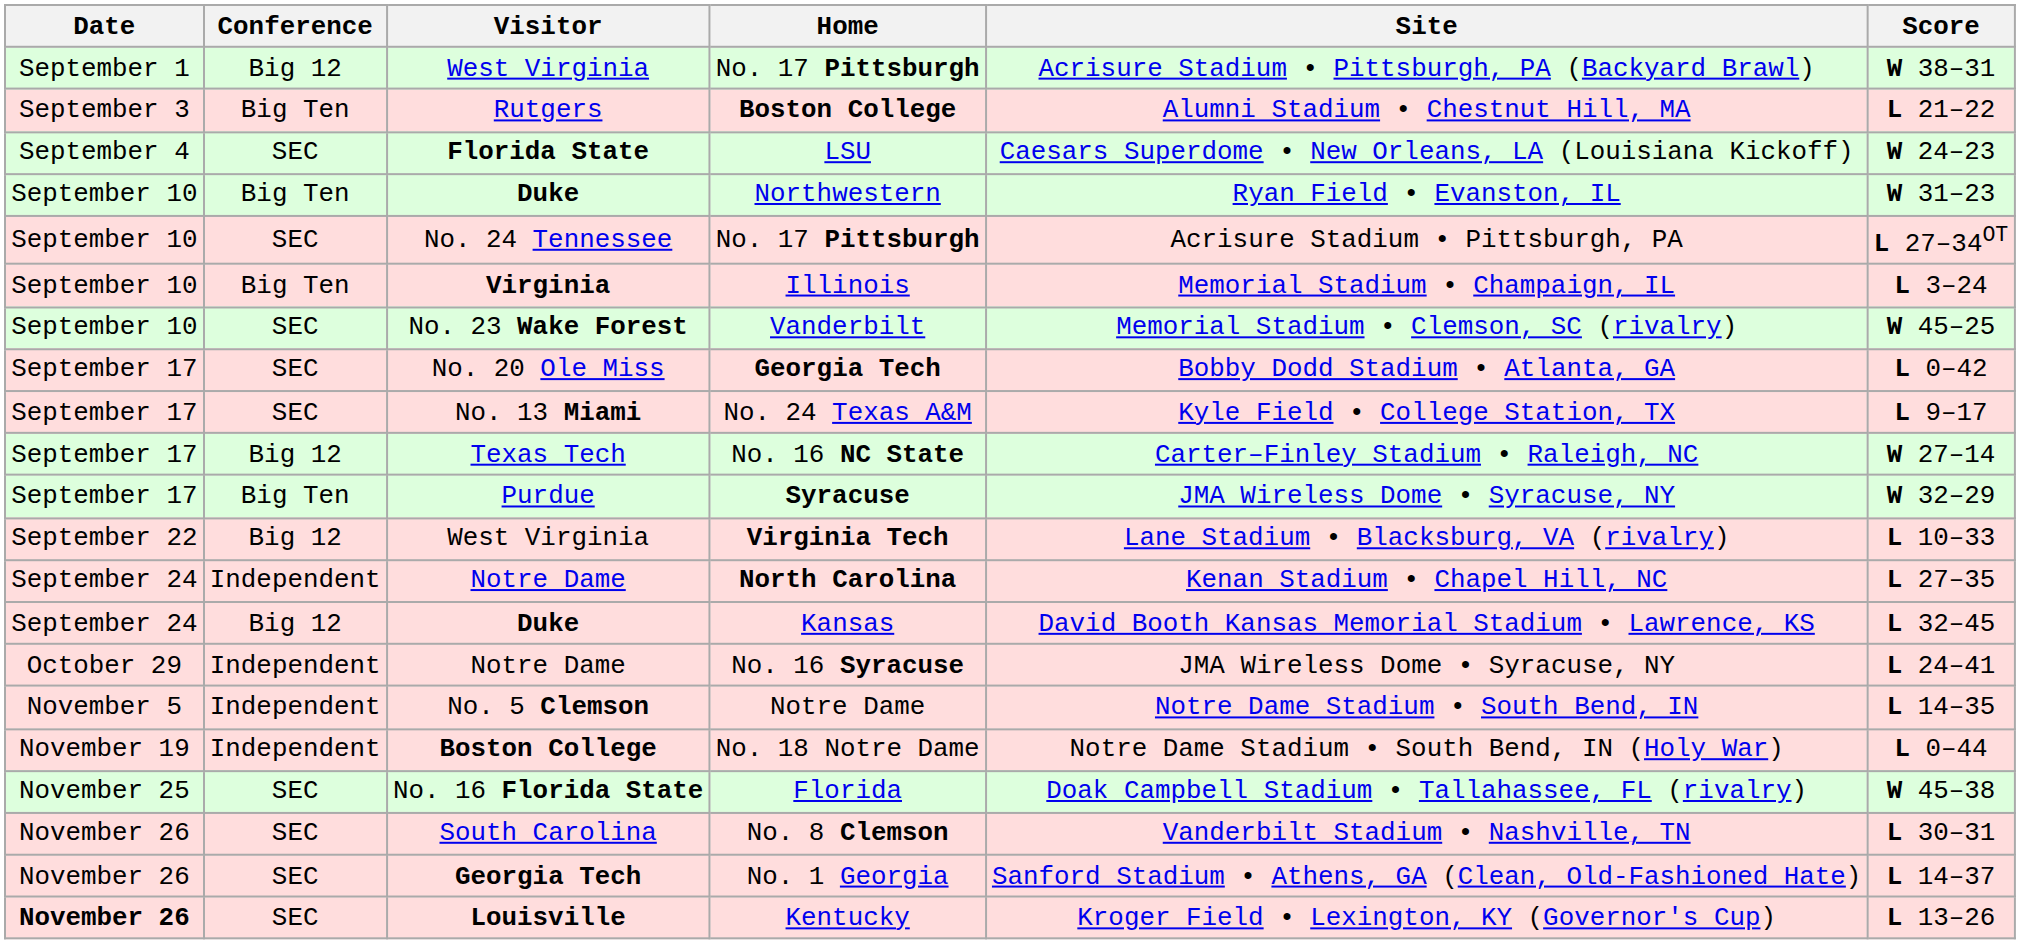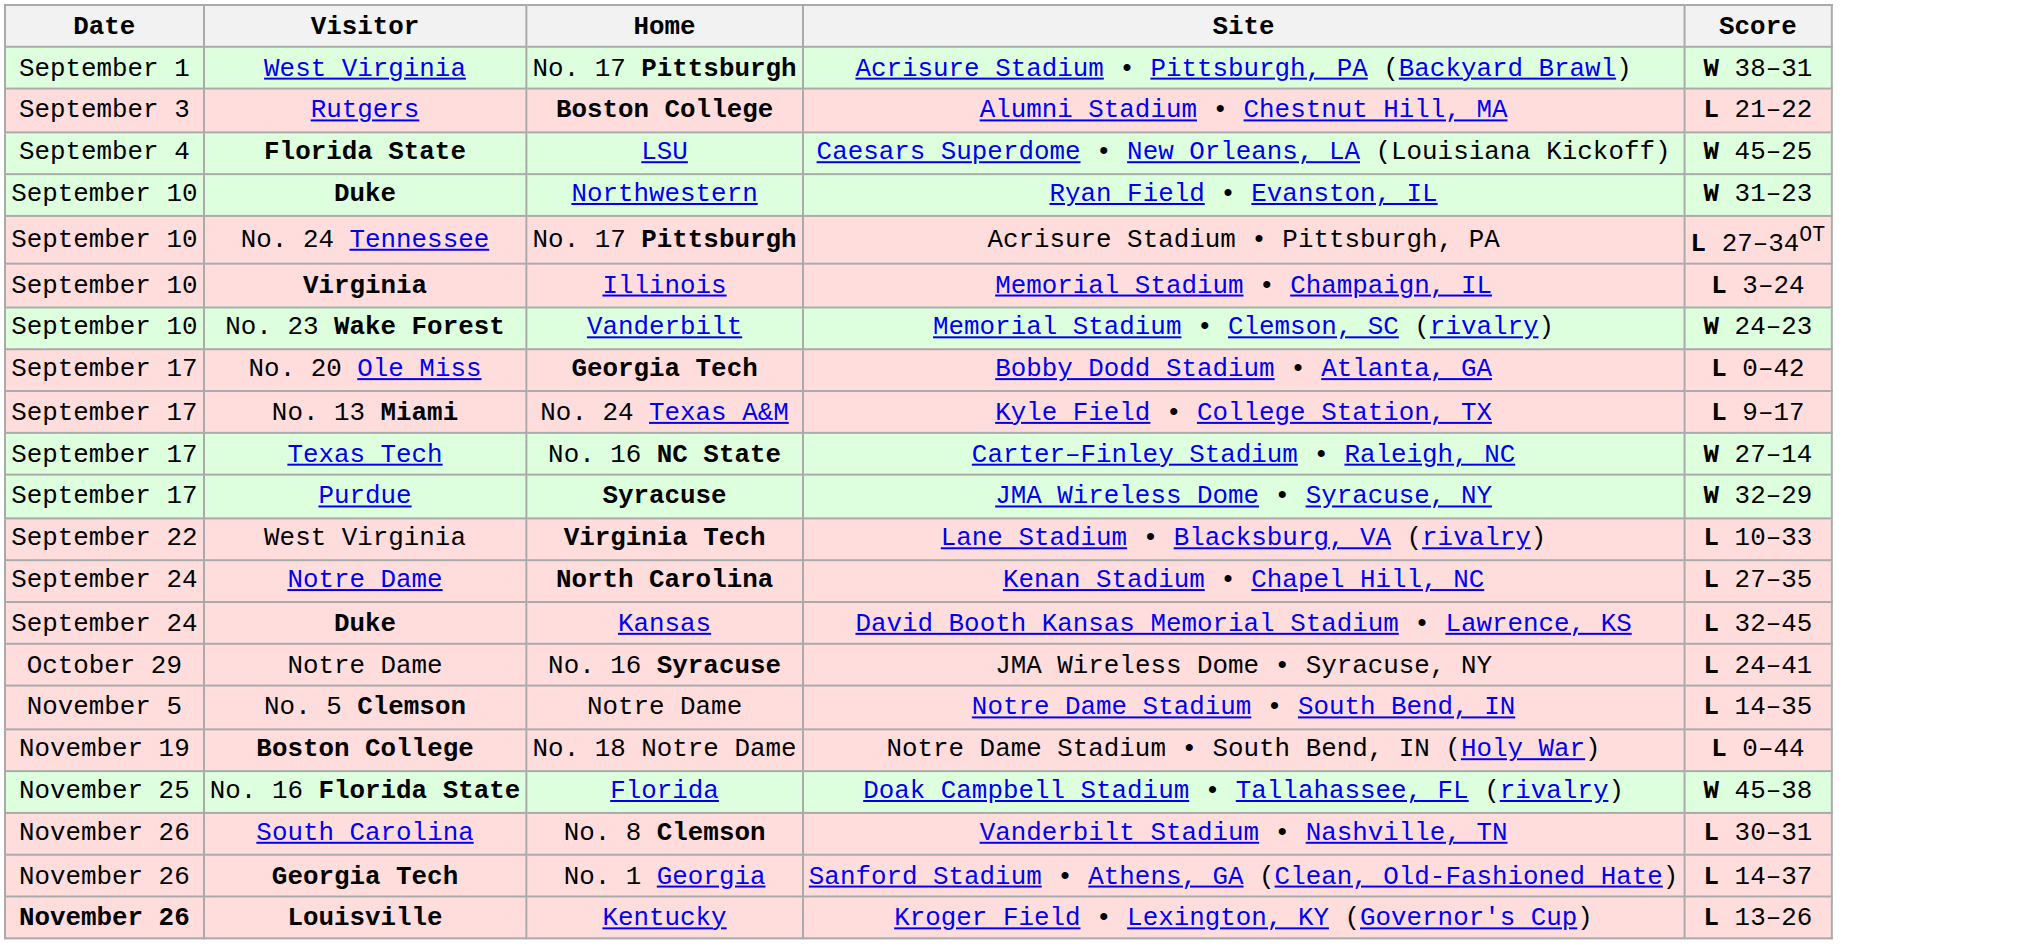- column: (295, 26)
(1941, 153) W 24–23 -> (1758, 153) W 45–25
(1941, 328) W 45–25 -> (1758, 328) W 24–23
